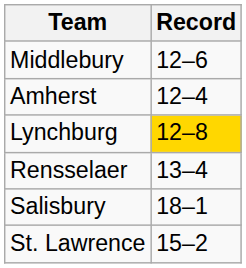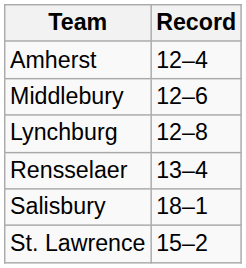rows swapped: (53, 96) <-> (67, 59)
(182, 133) gold background -> (182, 133) no background
